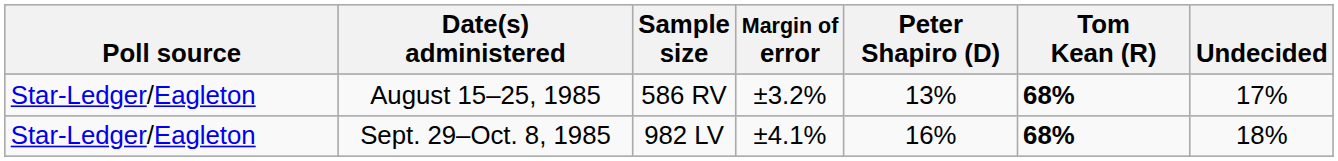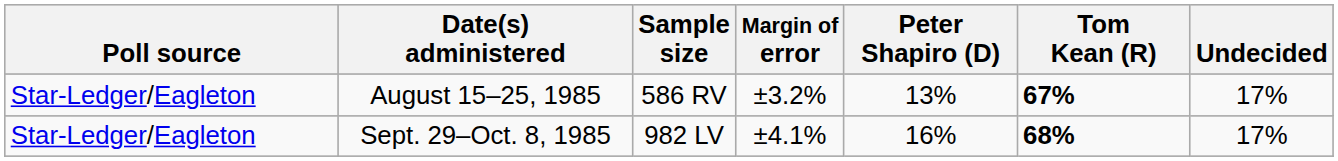(1049, 94) 68% -> (1049, 94) 67%
(1262, 135) 18% -> (1262, 135) 17%
